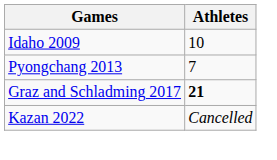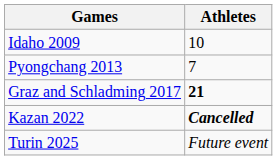(220, 117) normal -> (221, 117) bold
+ row: (43, 142)
